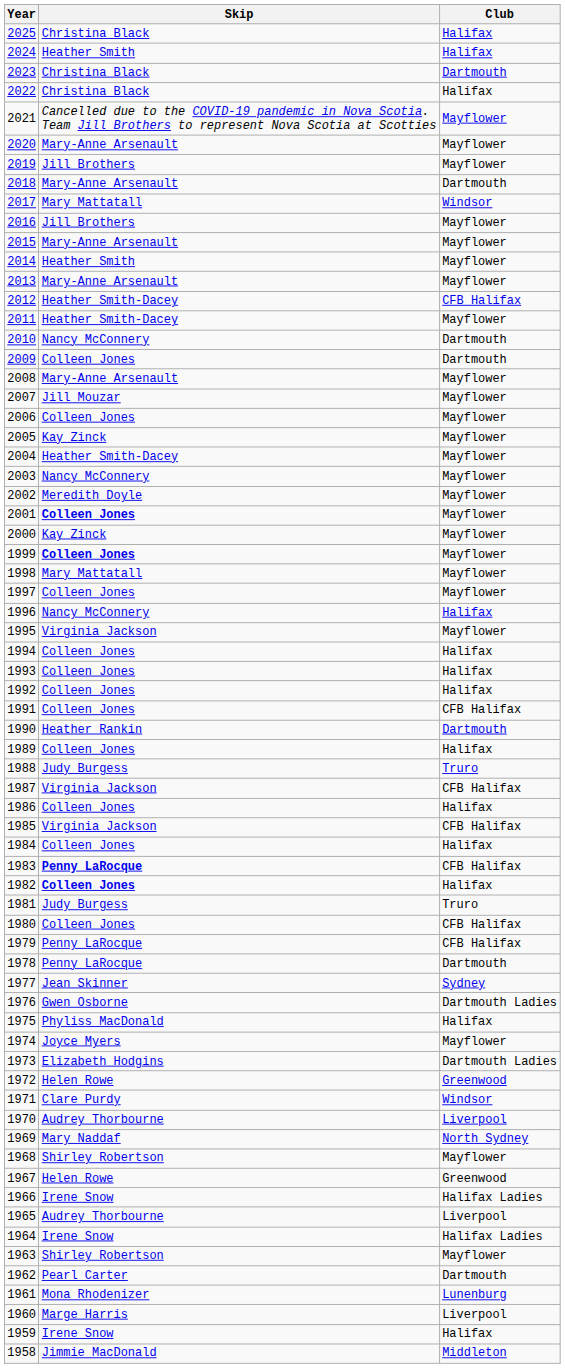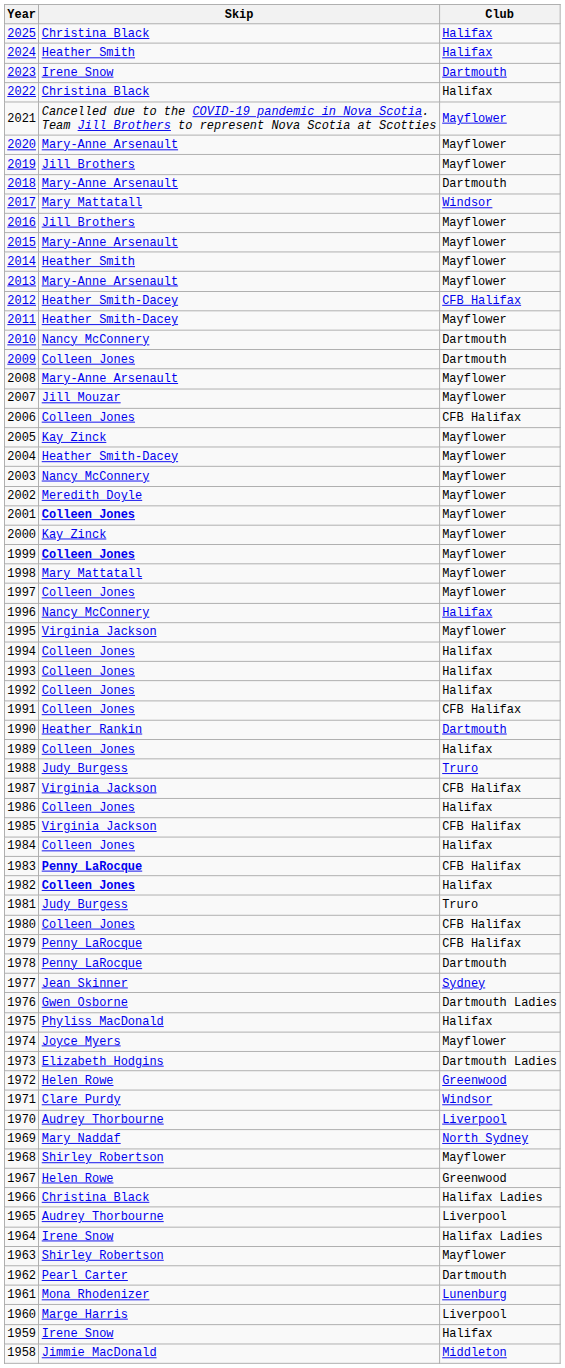(96, 73) Christina Black -> (78, 73) Irene Snow
(474, 418) Mayflower -> (482, 418) CFB Halifax
(78, 1198) Irene Snow -> (96, 1198) Christina Black
